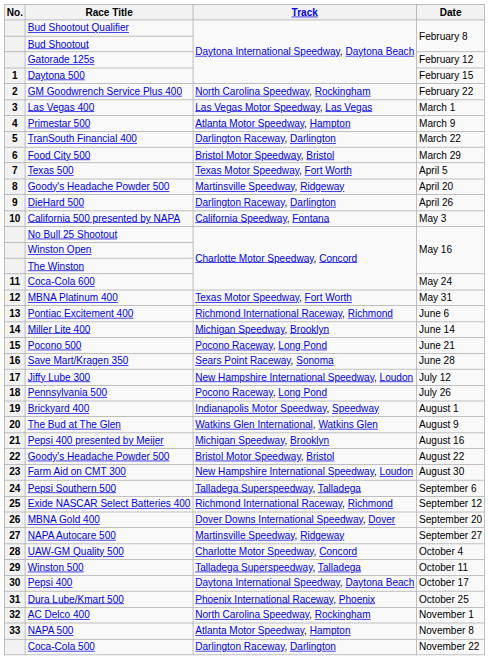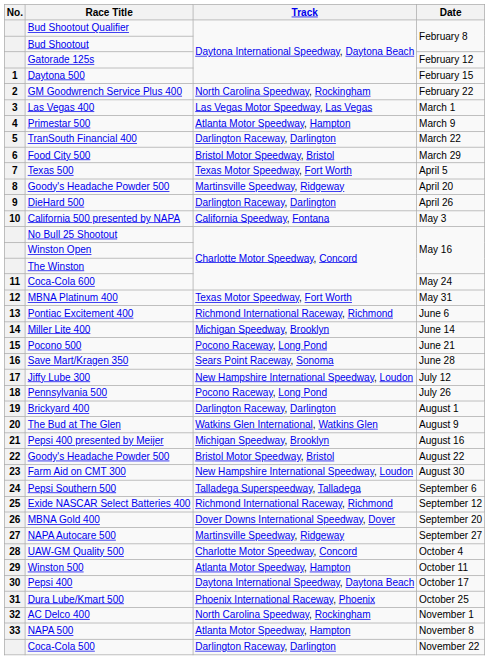(287, 408) Indianapolis Motor Speedway, Speedway -> (266, 408) Darlington Raceway, Darlington
(278, 567) Talladega Superspeedway, Talladega -> (273, 567) Atlanta Motor Speedway, Hampton
